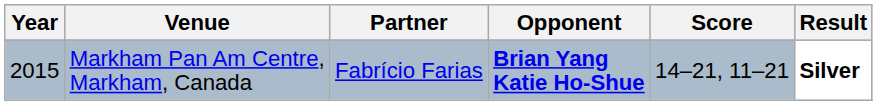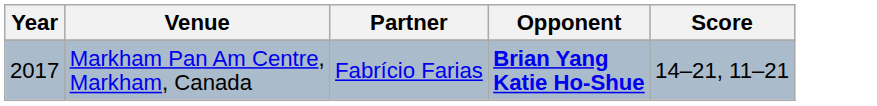- column: (833, 23)
(35, 70) 2015 -> (35, 70) 2017
